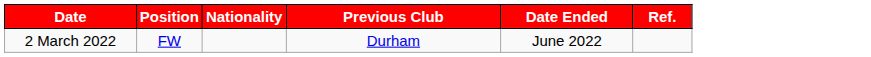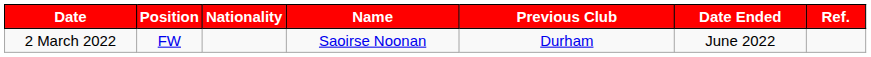+ column: (373, 17)
